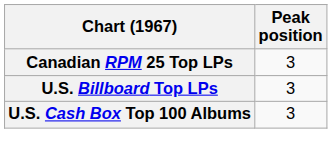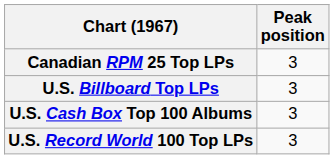+ row: (131, 140)
